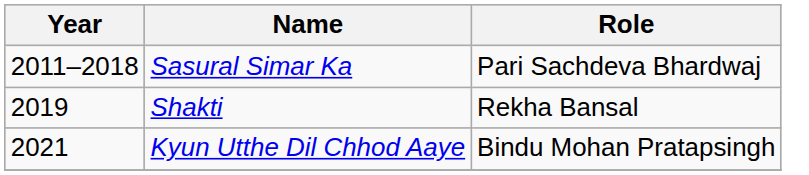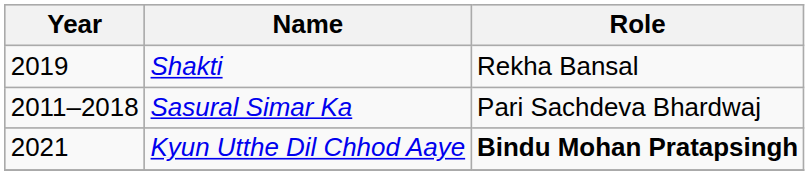rows swapped: (251, 66) <-> (187, 107)
(626, 148) normal -> (638, 148) bold
